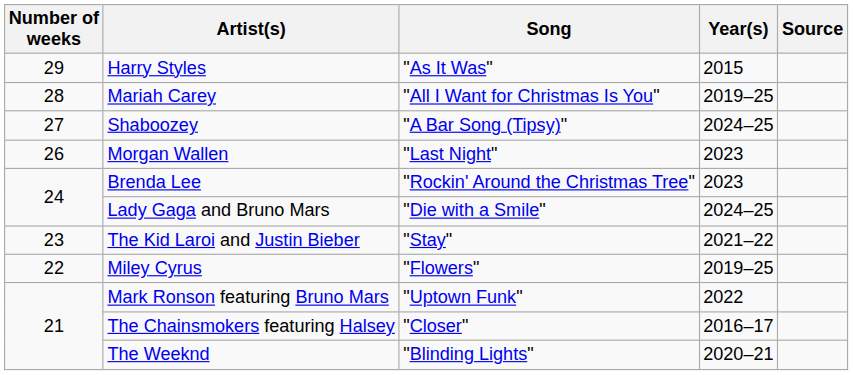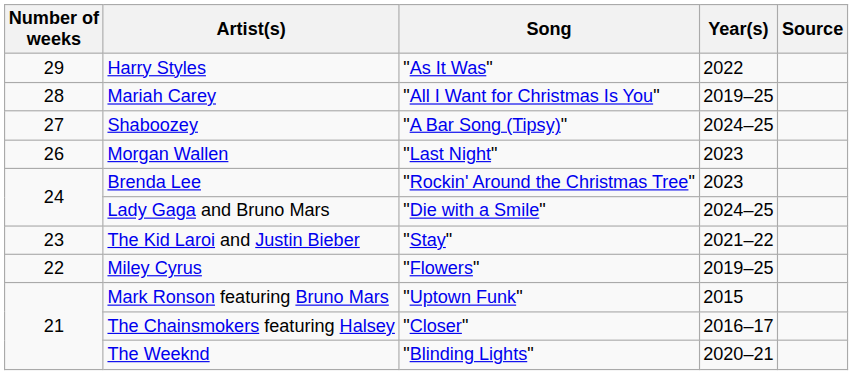(723, 67) 2015 -> (723, 67) 2022
(723, 297) 2022 -> (723, 297) 2015
